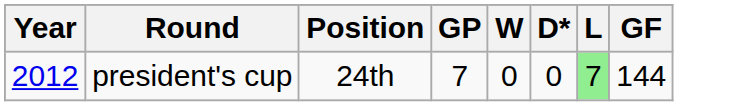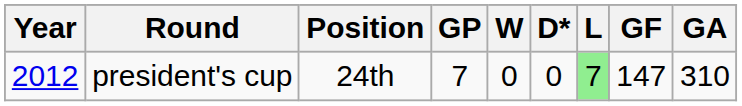+ column: (705, 28)
(641, 75) 144 -> (641, 75) 147
